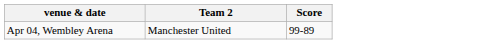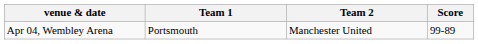+ column: (216, 13)
